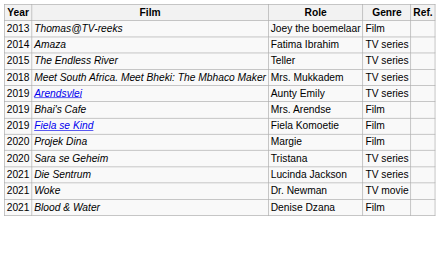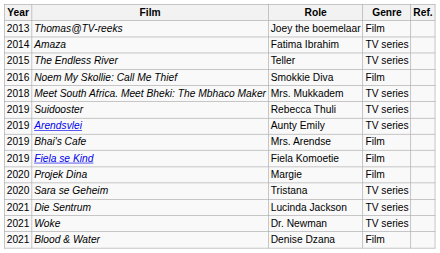+ row: (106, 77)
+ row: (59, 110)
(387, 191) TV movie -> (387, 223) TV series
